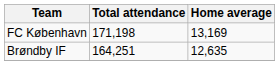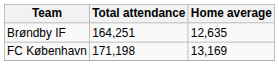rows swapped: (47, 32) <-> (36, 51)
